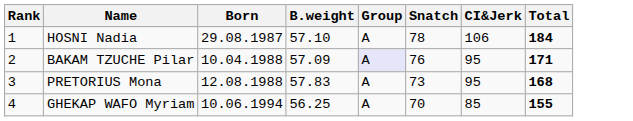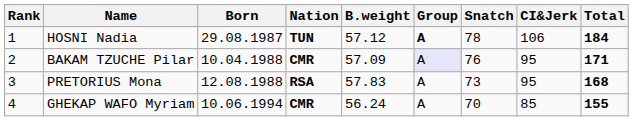+ column: (314, 16)
(310, 38) 57.10 -> (366, 38) 57.12
(366, 38) normal -> (421, 38) bold
(310, 105) 56.25 -> (366, 105) 56.24
